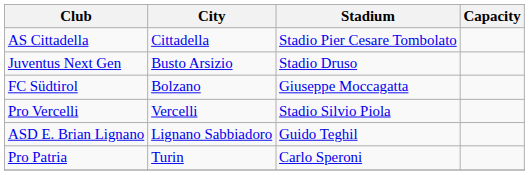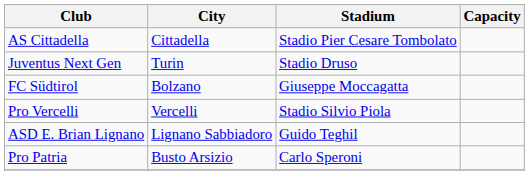(192, 63) Busto Arsizio -> (167, 63) Turin
(167, 157) Turin -> (192, 157) Busto Arsizio
